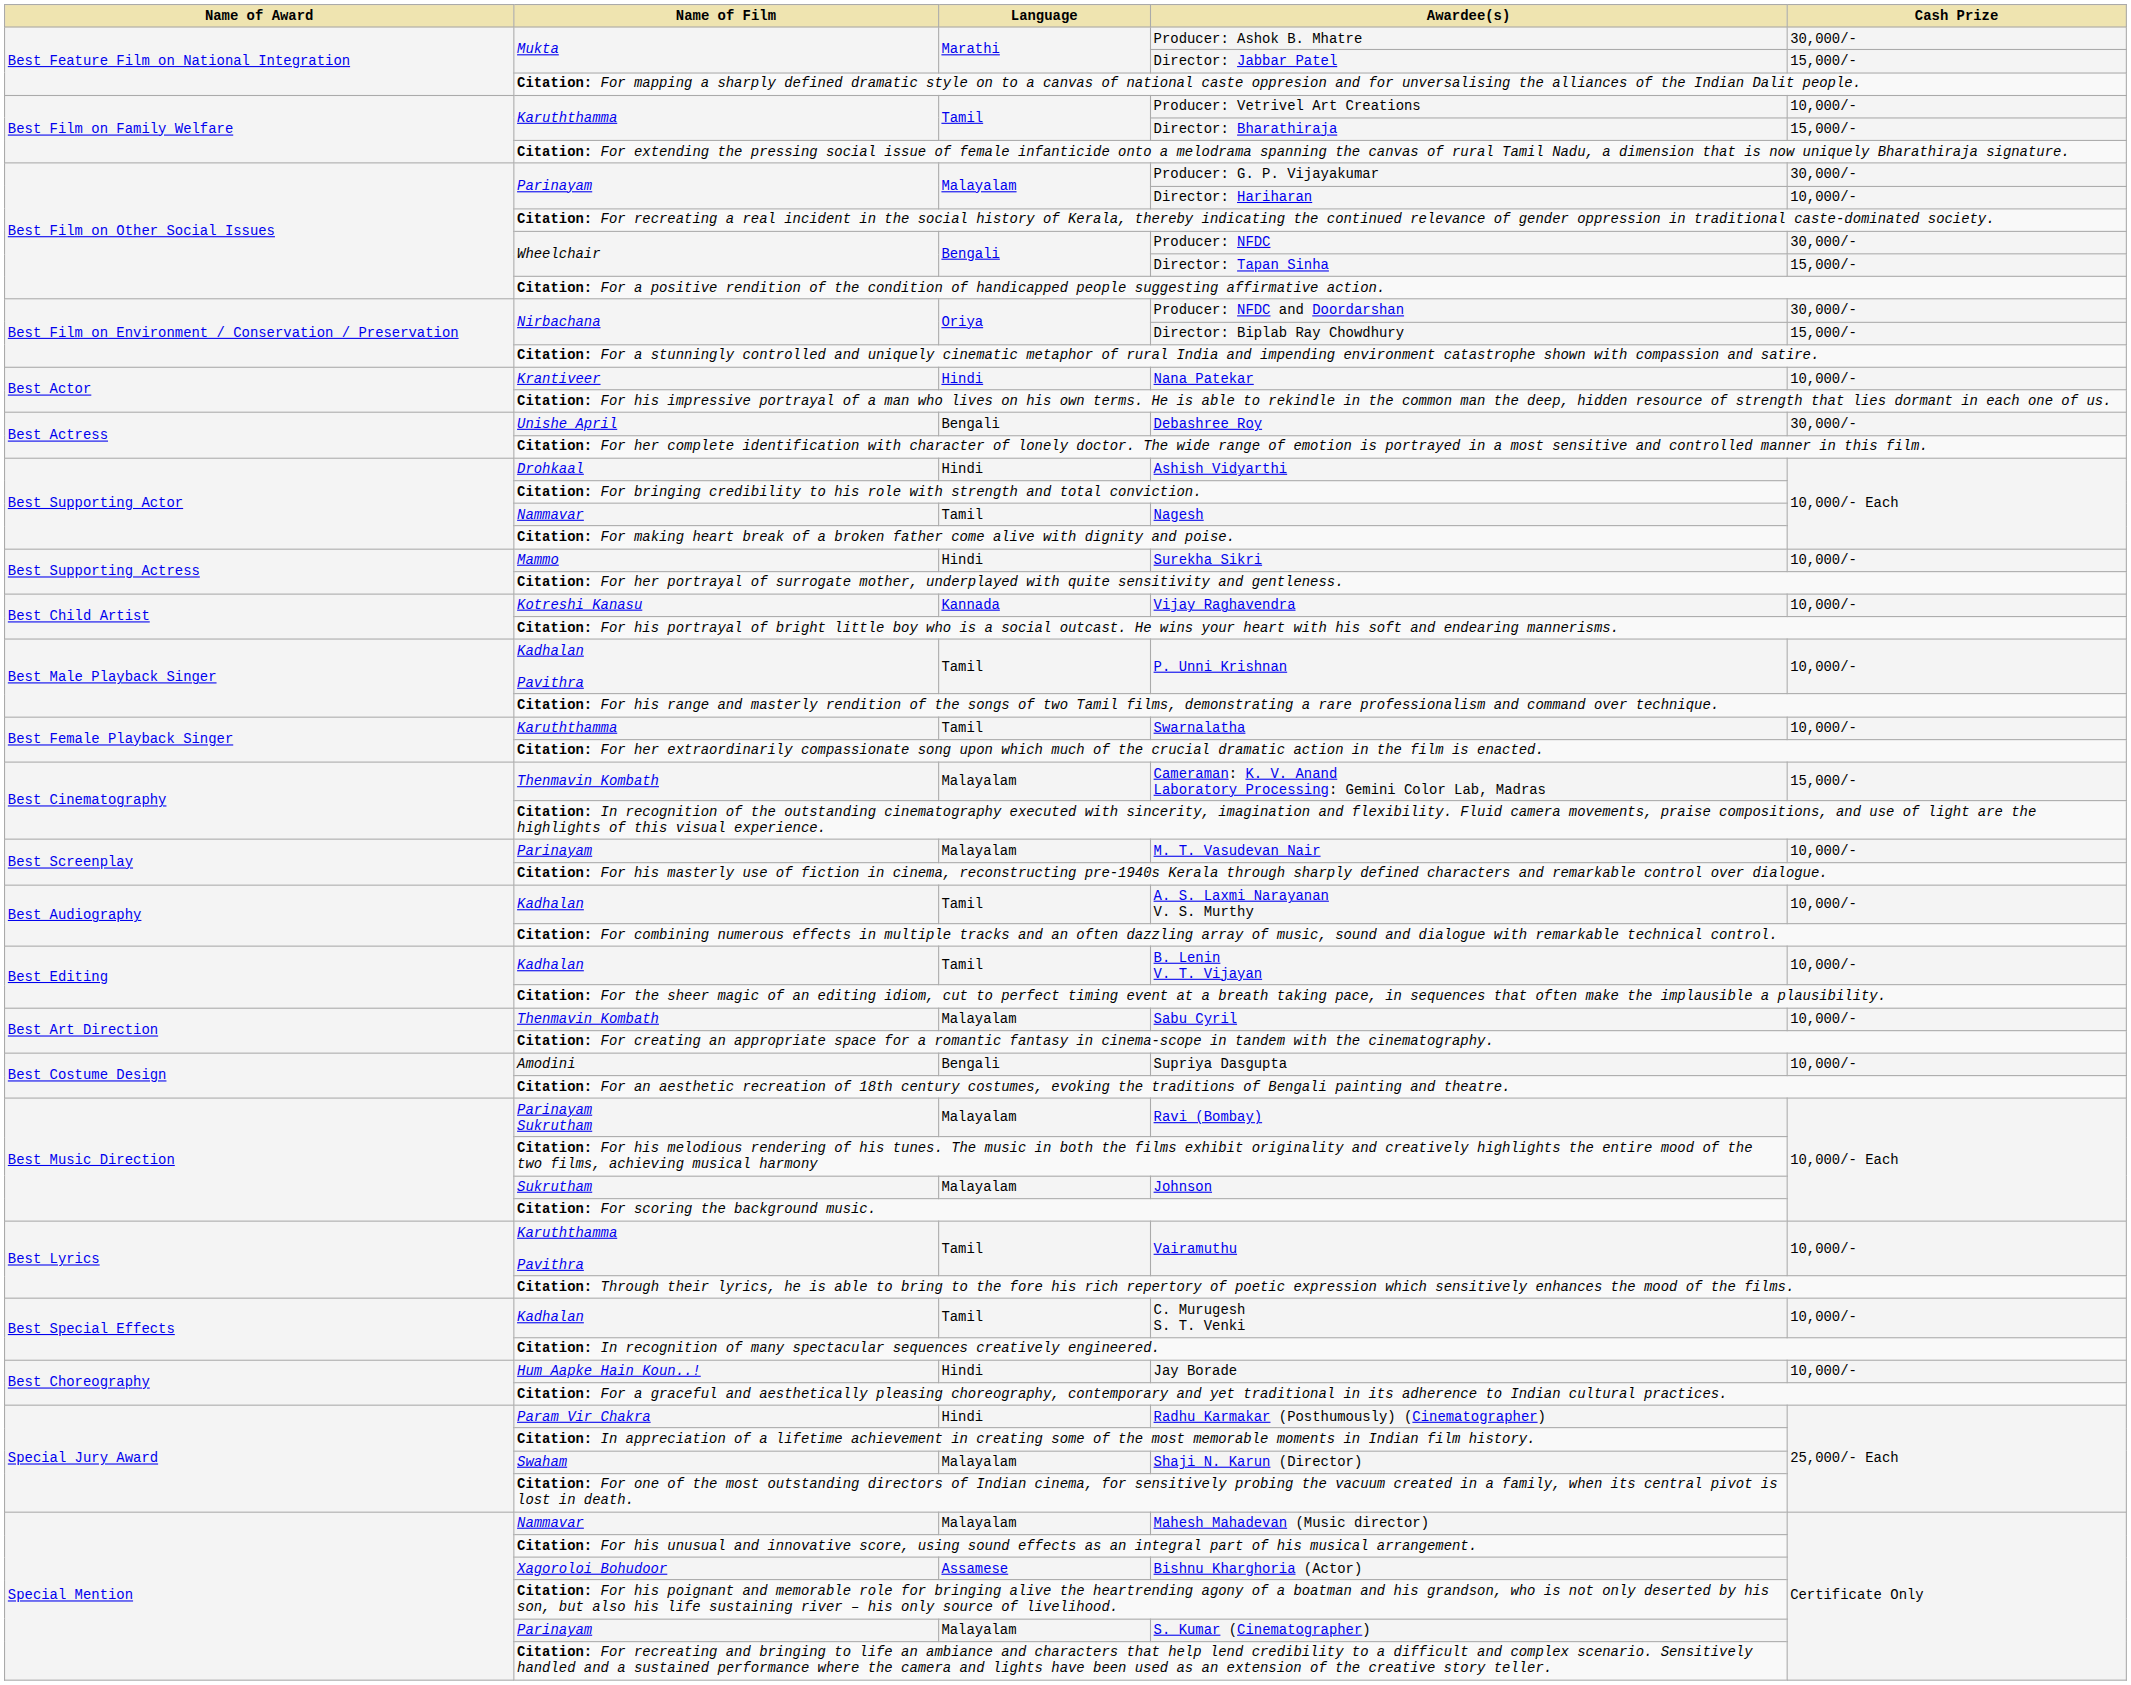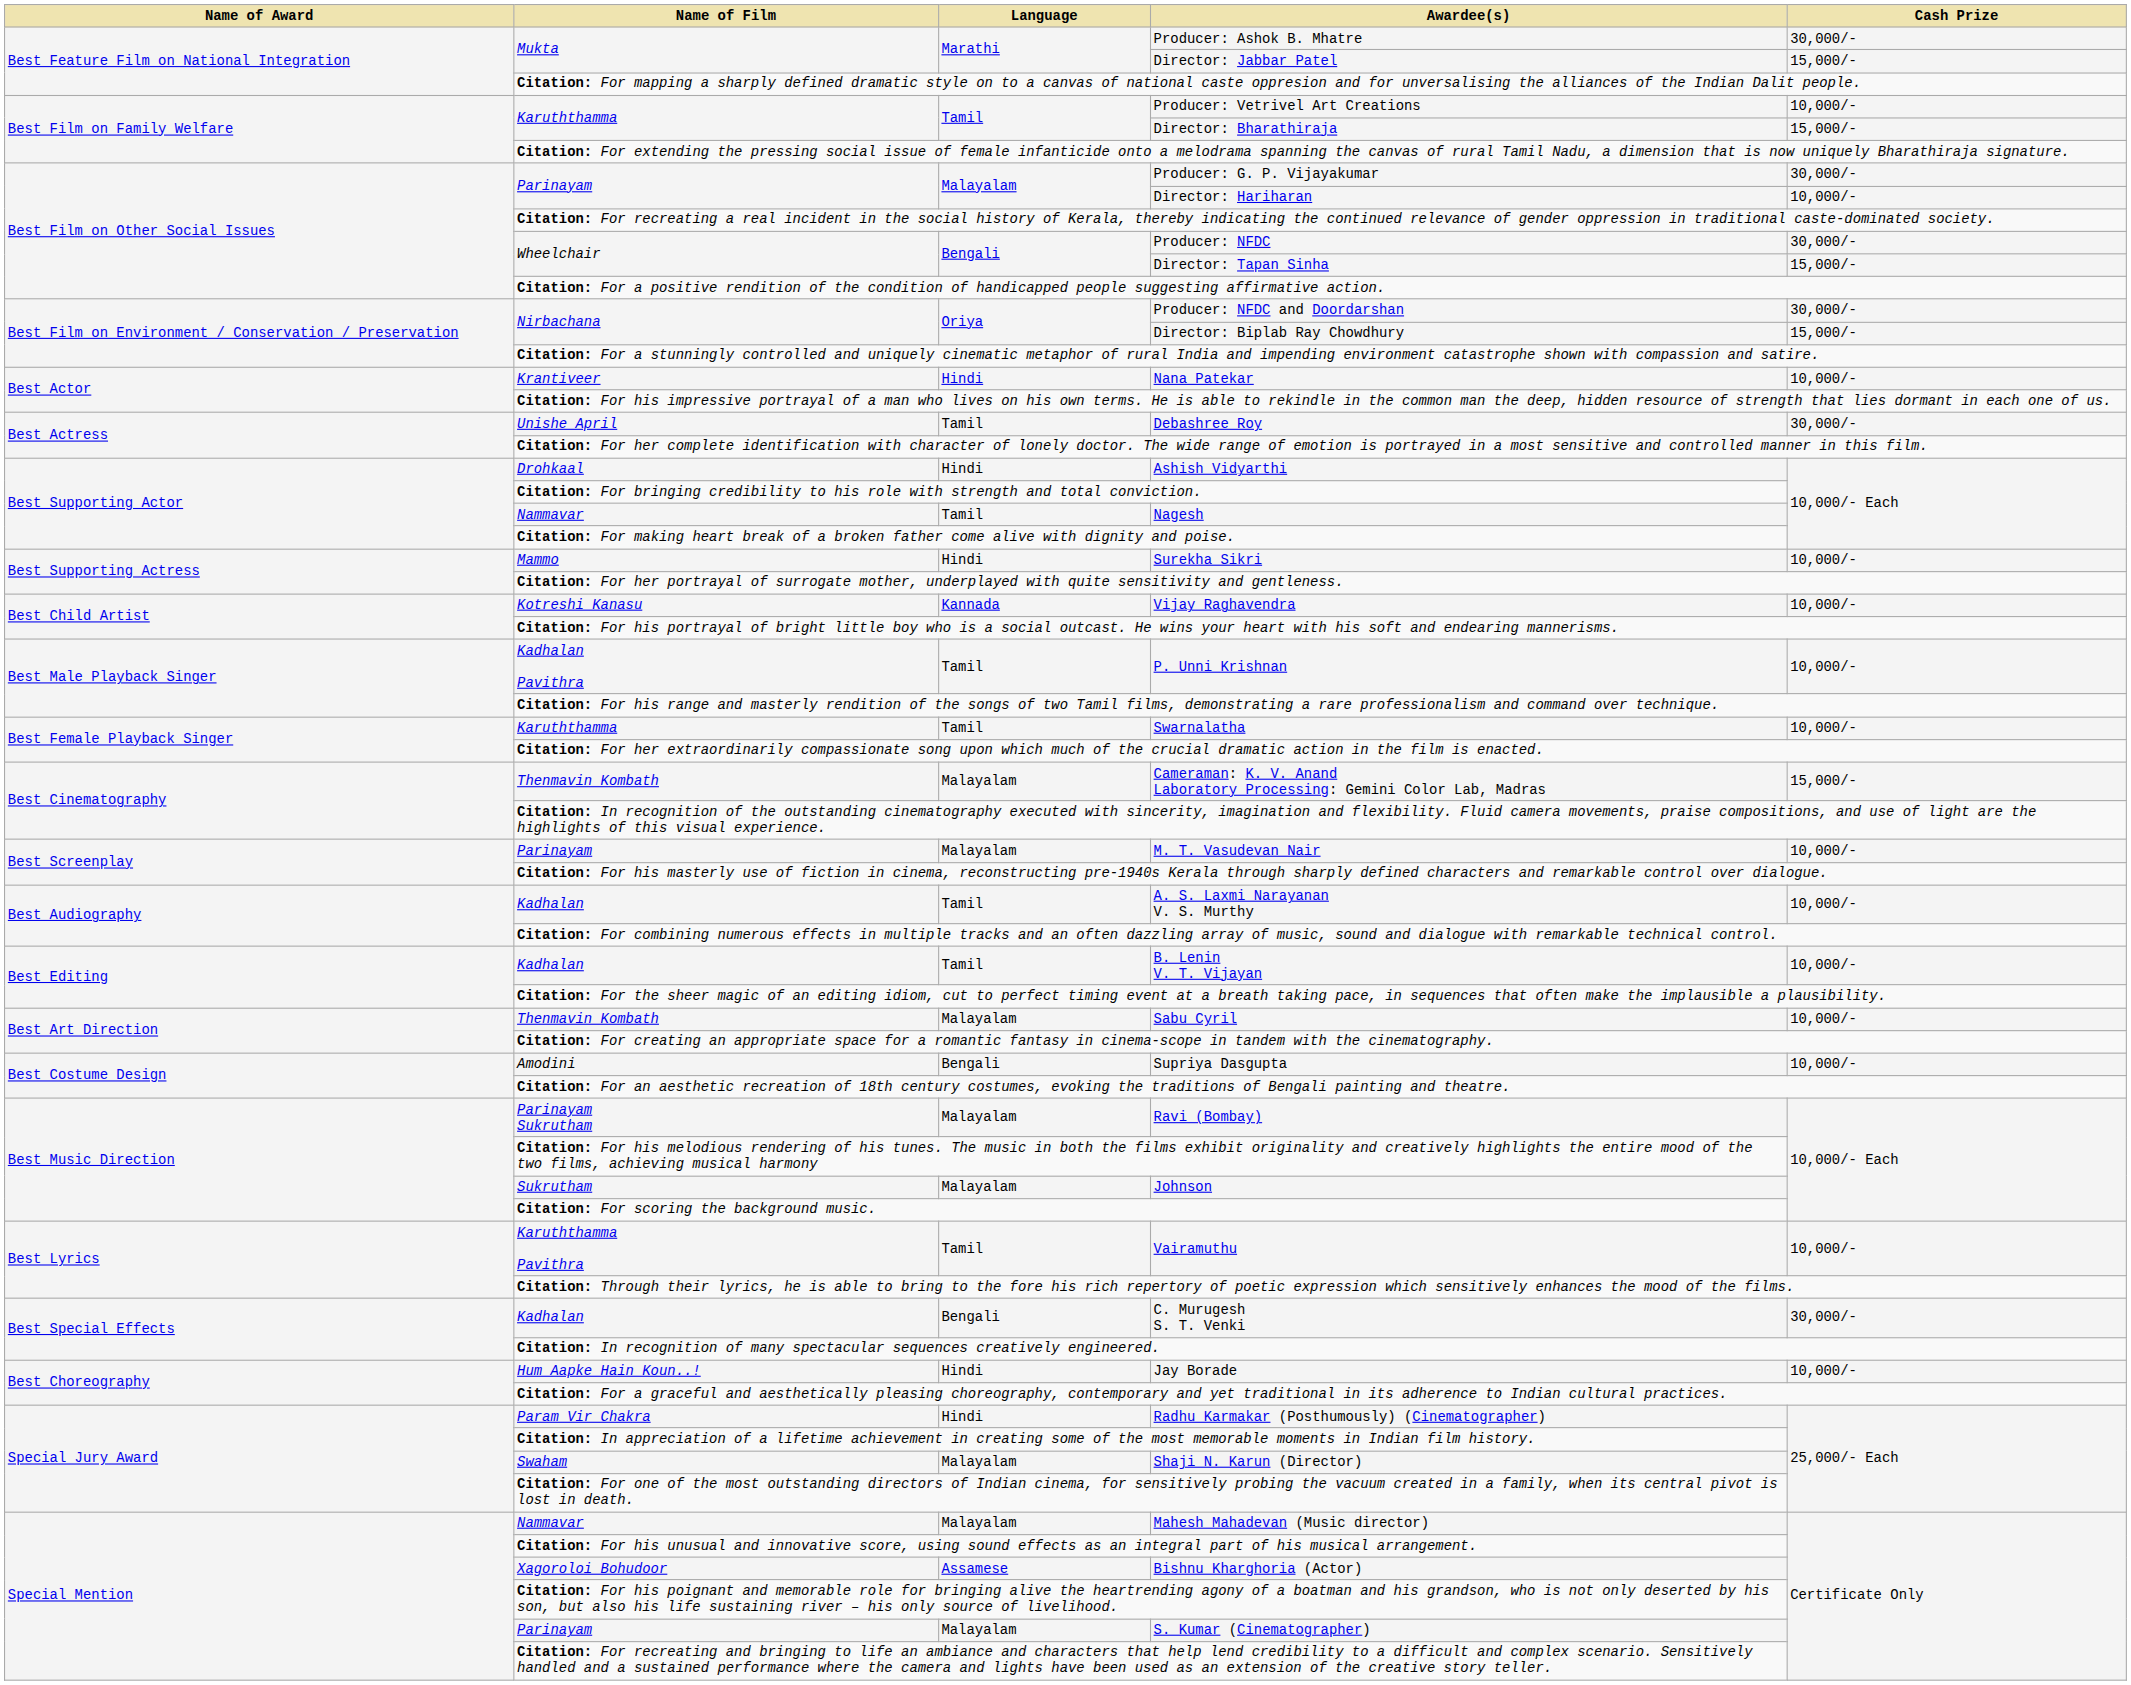(971, 424) Bengali -> (962, 424) Tamil
(962, 1318) Tamil -> (971, 1318) Bengali
(1824, 1318) 10,000/- -> (1824, 1318) 30,000/-
